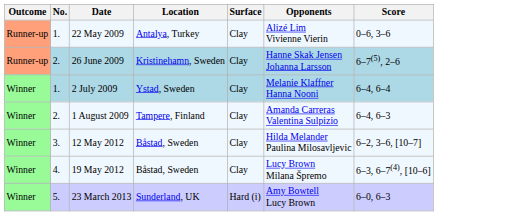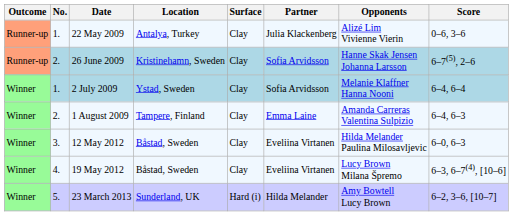+ column: (301, 11)
(389, 142) 6–2, 3–6, [10–7] -> (448, 142) 6–0, 6–3
(373, 196) 6–0, 6–3 -> (464, 196) 6–2, 3–6, [10–7]
